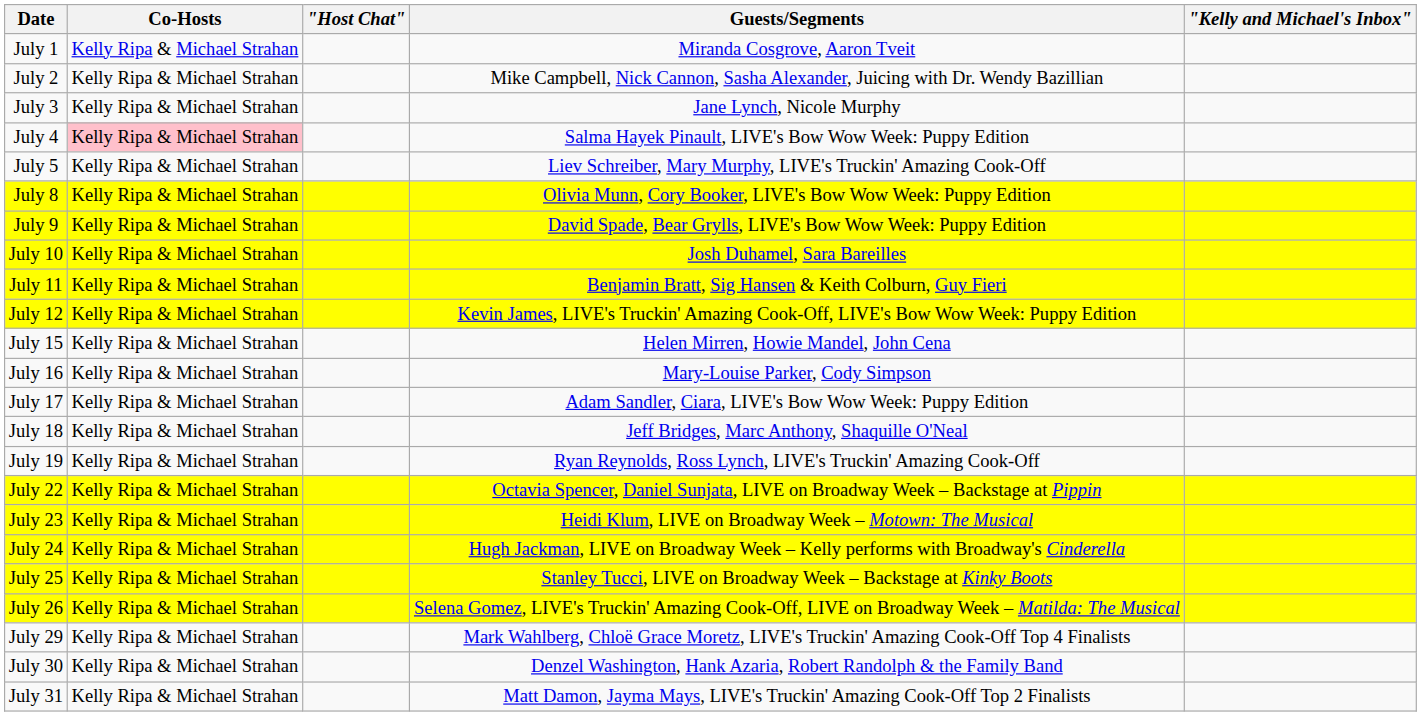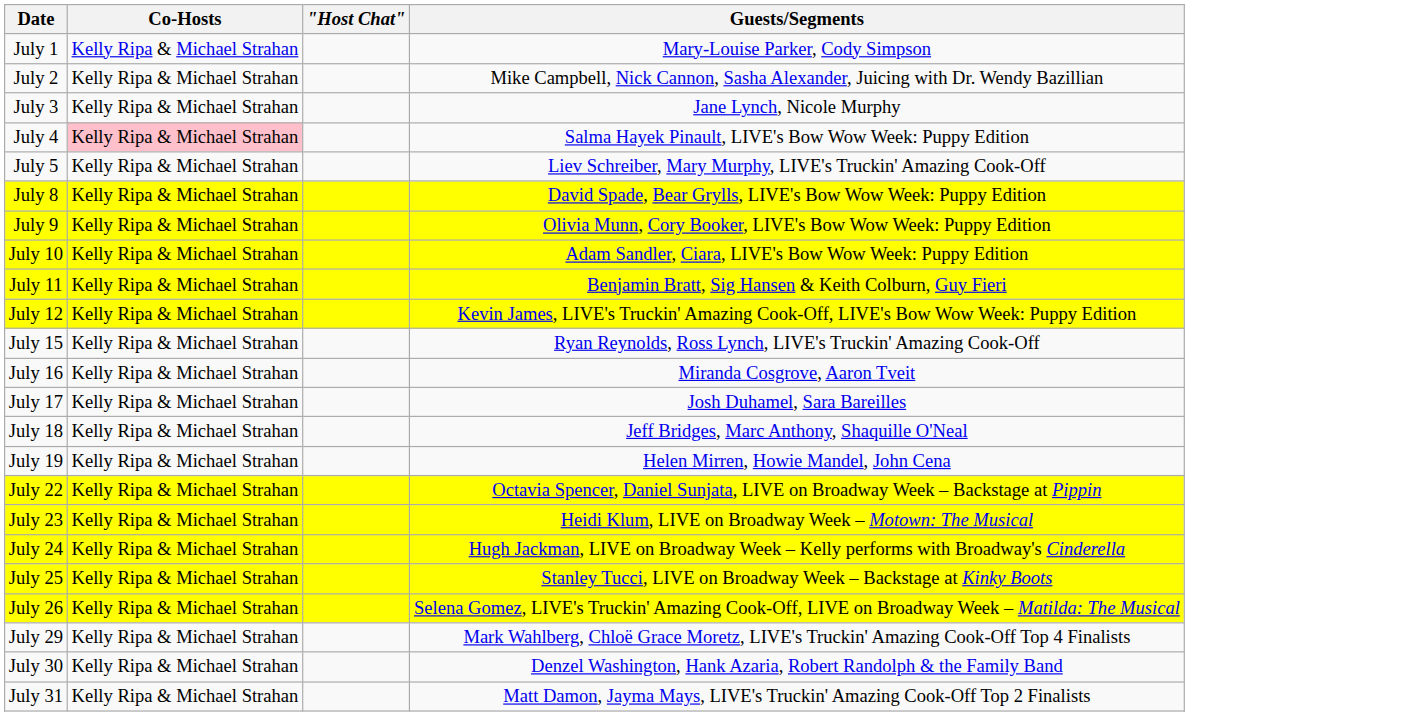- column: (1300, 19)
(797, 48) Miranda Cosgrove, Aaron Tveit -> (797, 48) Mary-Louise Parker, Cody Simpson
(797, 195) Olivia Munn, Cory Booker, LIVE's Bow Wow Week: Puppy Edition -> (797, 195) David Spade, Bear Grylls, LIVE's Bow Wow Week: Puppy Edition
(797, 225) David Spade, Bear Grylls, LIVE's Bow Wow Week: Puppy Edition -> (797, 225) Olivia Munn, Cory Booker, LIVE's Bow Wow Week: Puppy Edition
(797, 254) Josh Duhamel, Sara Bareilles -> (797, 254) Adam Sandler, Ciara, LIVE's Bow Wow Week: Puppy Edition
(797, 343) Helen Mirren, Howie Mandel, John Cena -> (797, 343) Ryan Reynolds, Ross Lynch, LIVE's Truckin' Amazing Cook-Off
(797, 372) Mary-Louise Parker, Cody Simpson -> (797, 372) Miranda Cosgrove, Aaron Tveit
(797, 401) Adam Sandler, Ciara, LIVE's Bow Wow Week: Puppy Edition -> (797, 401) Josh Duhamel, Sara Bareilles
(797, 460) Ryan Reynolds, Ross Lynch, LIVE's Truckin' Amazing Cook-Off -> (797, 460) Helen Mirren, Howie Mandel, John Cena
